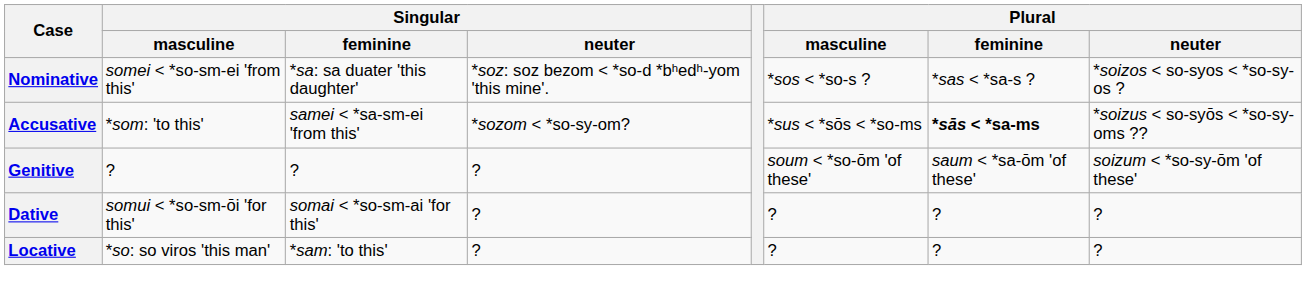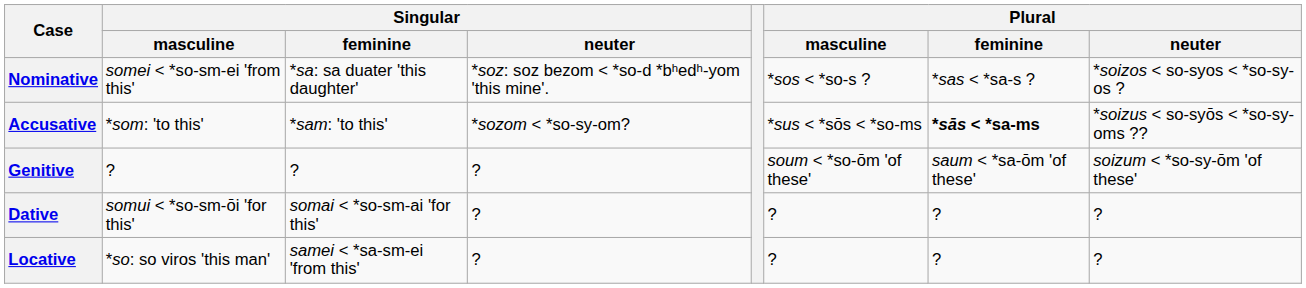(356, 124) samei < *sa-sm-ei 'from this' -> (339, 124) *sam: 'to this'
(339, 250) *sam: 'to this' -> (356, 260) samei < *sa-sm-ei 'from this'
